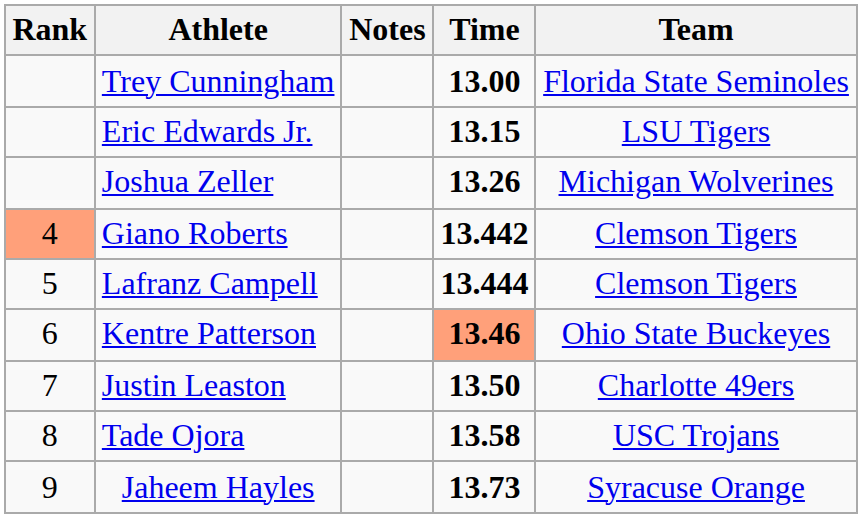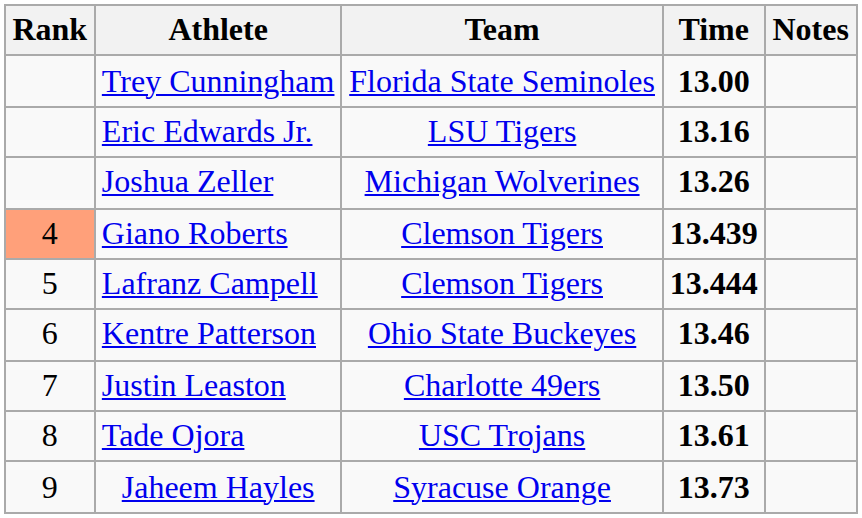columns swapped: (696, 29) <-> (387, 29)
(484, 131) 13.15 -> (714, 131) 13.16
(484, 232) 13.442 -> (714, 232) 13.439
(484, 334) lightsalmon background -> (714, 334) no background
(484, 435) 13.58 -> (714, 435) 13.61
